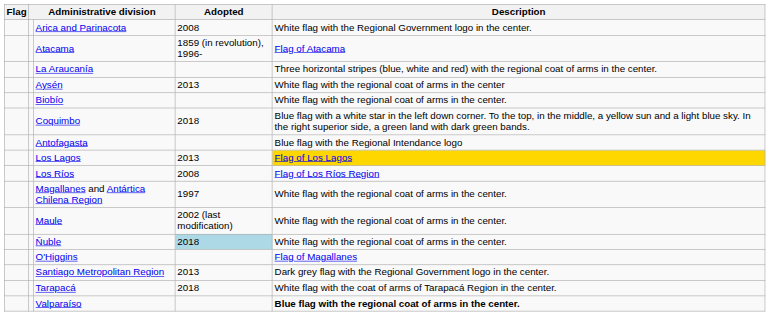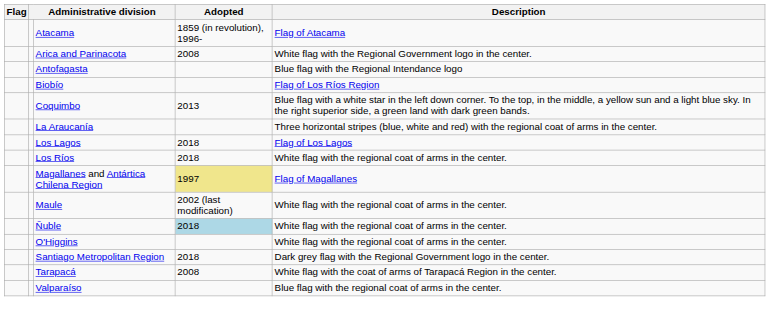rows swapped: (81, 27) <-> (55, 48)
rows swapped: (62, 142) <-> (64, 69)
- row: (49, 85)
(391, 100) White flag with the regional coat of arms in the center. -> (327, 85) Flag of Los Ríos Region
(188, 121) 2018 -> (188, 106) 2013
(188, 158) 2013 -> (188, 142) 2018
(313, 158) gold background -> (313, 142) no background
(188, 173) 2008 -> (188, 158) 2018
(327, 173) Flag of Los Ríos Region -> (391, 158) White flag with the regional coat of arms in the center.
(188, 194) no background -> (188, 178) khaki background
(391, 194) White flag with the regional coat of arms in the center. -> (316, 178) Flag of Magallanes
(316, 257) Flag of Magallanes -> (391, 241) White flag with the regional coat of arms in the center.
(188, 272) 2013 -> (188, 257) 2018
(188, 288) 2018 -> (188, 272) 2008
(397, 303) bold -> (388, 288) normal
